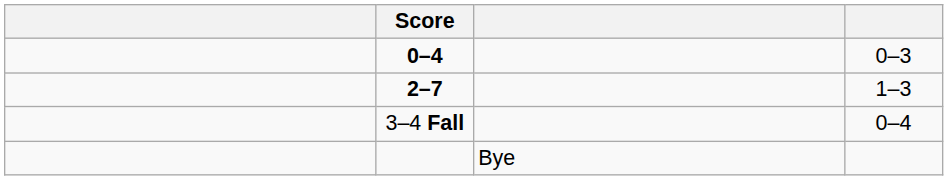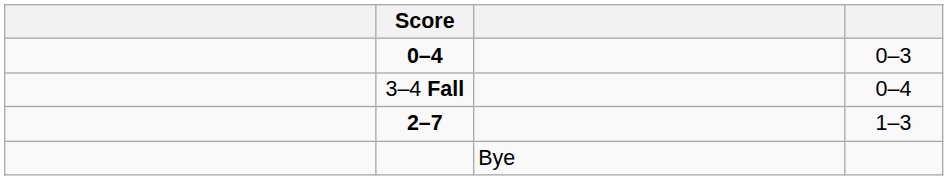rows swapped: (425, 123) <-> (425, 89)
